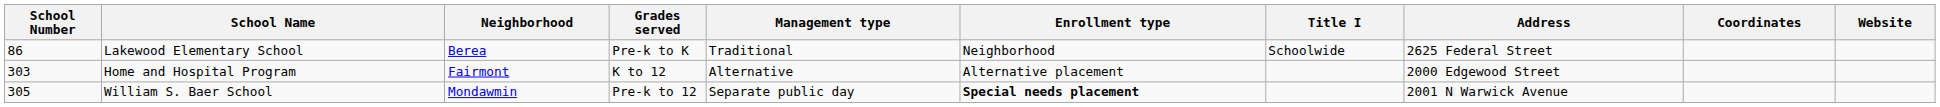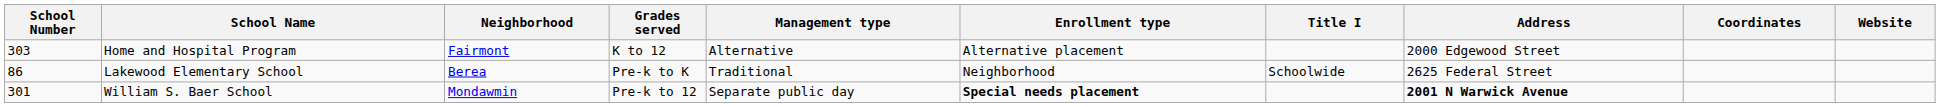rows swapped: (200, 71) <-> (204, 50)
(19, 92) 305 -> (19, 92) 301
(1487, 92) normal -> (1487, 92) bold
